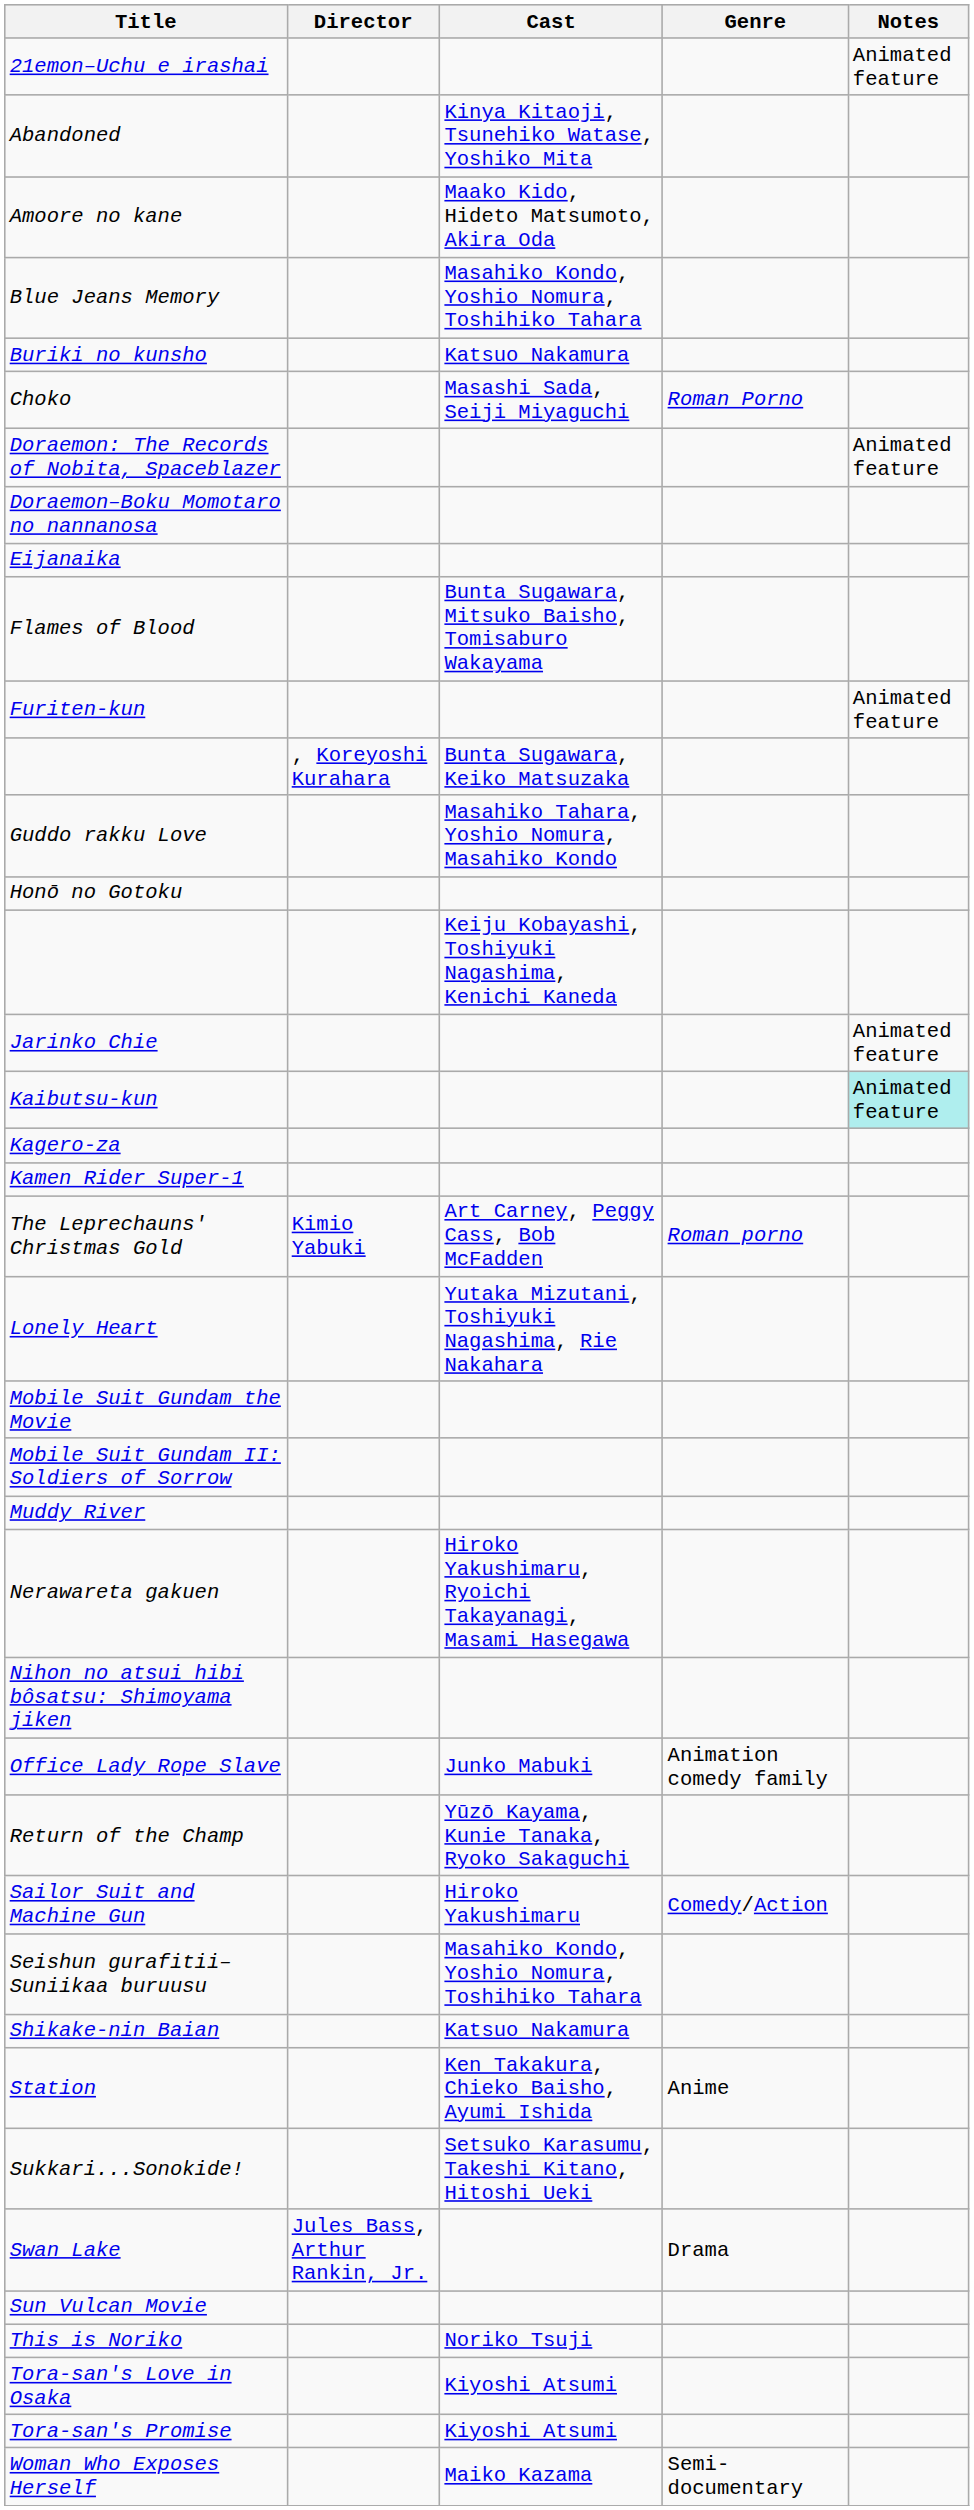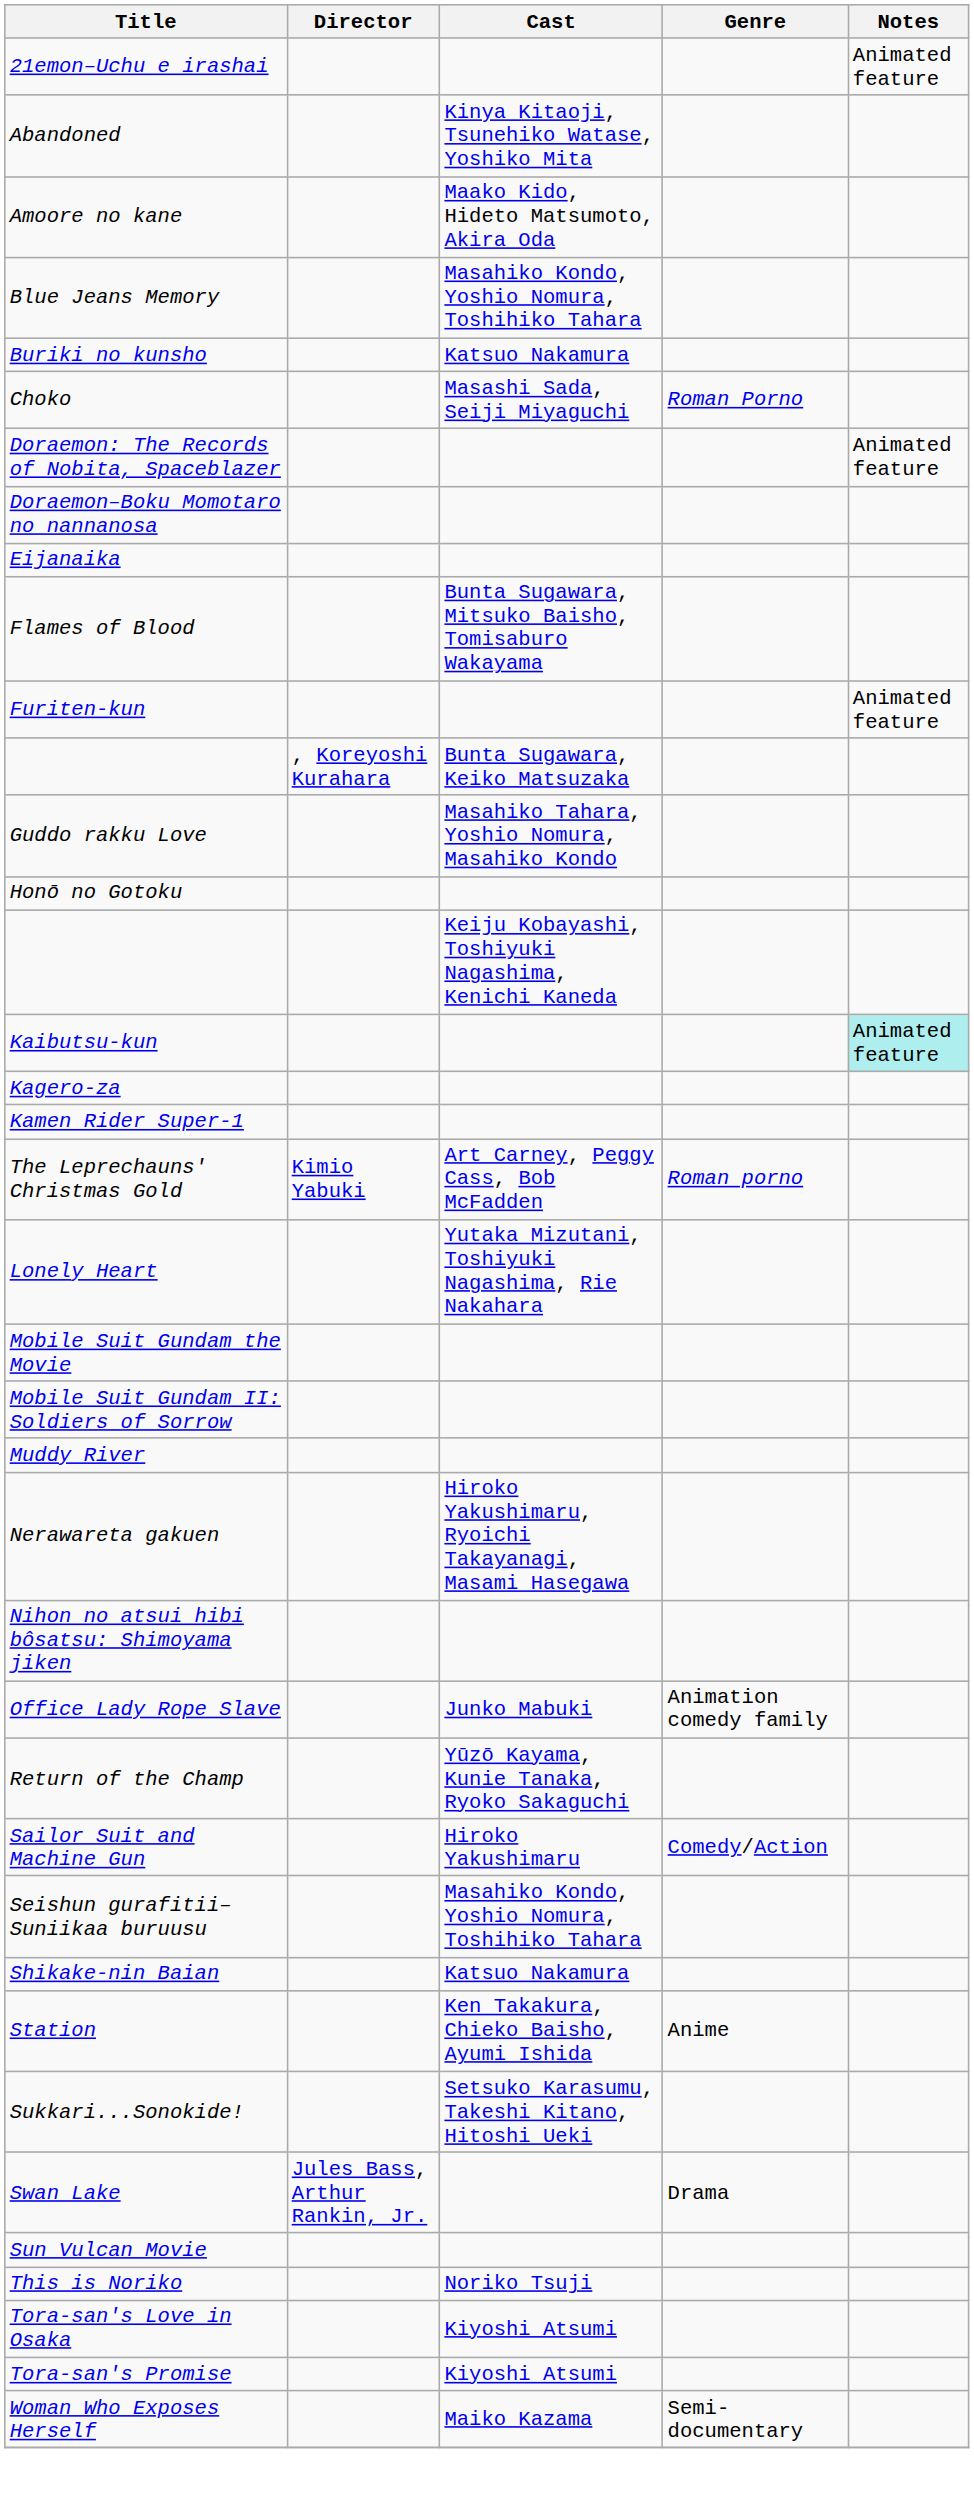- row: (84, 1043)
